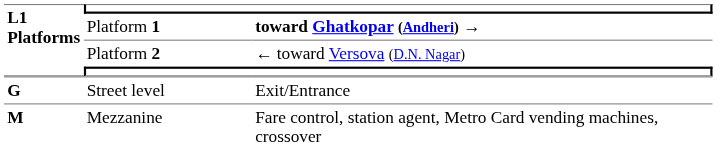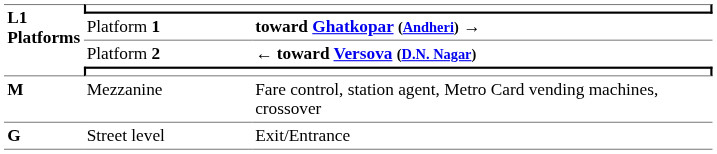(360, 53) normal -> (366, 53) bold
rows swapped: (125, 117) <-> (126, 90)
